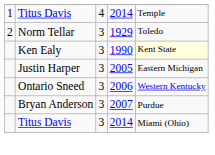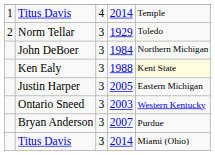+ row: (10, 50)
(121, 50) 1990 -> (121, 68) 1988
(121, 86) 2006 -> (121, 104) 2003
